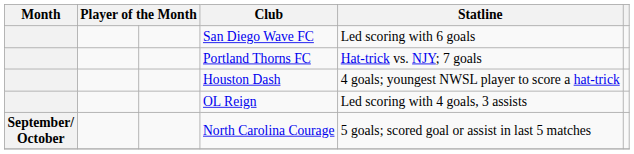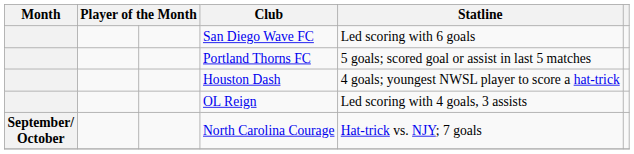(411, 58) Hat-trick vs. NJY; 7 goals -> (466, 58) 5 goals; scored goal or assist in last 5 matches
(466, 130) 5 goals; scored goal or assist in last 5 matches -> (411, 130) Hat-trick vs. NJY; 7 goals
